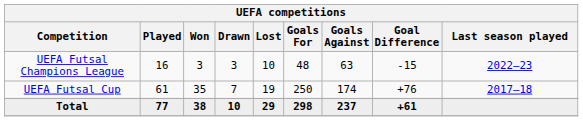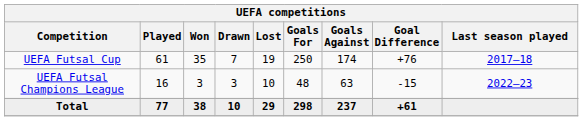rows swapped: (72, 90) <-> (72, 66)
